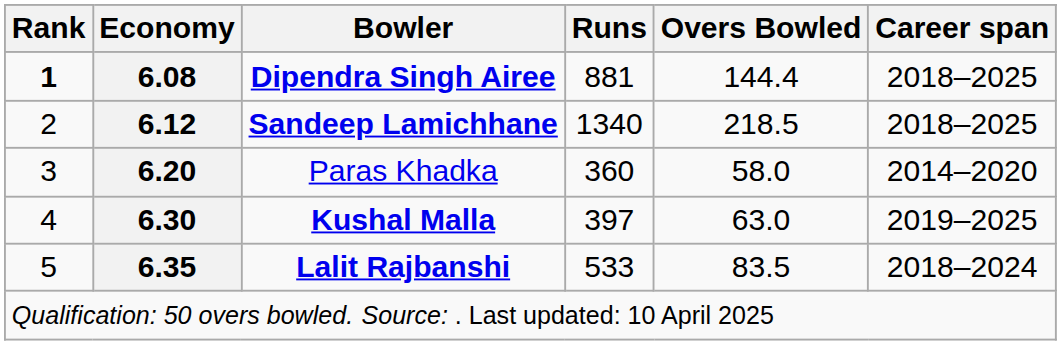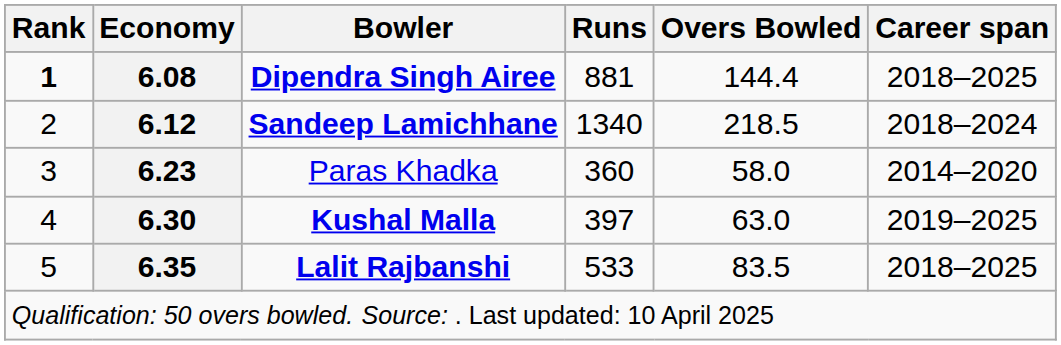(962, 123) 2018–2025 -> (962, 123) 2018–2024
(167, 171) 6.20 -> (167, 171) 6.23
(962, 266) 2018–2024 -> (962, 266) 2018–2025
